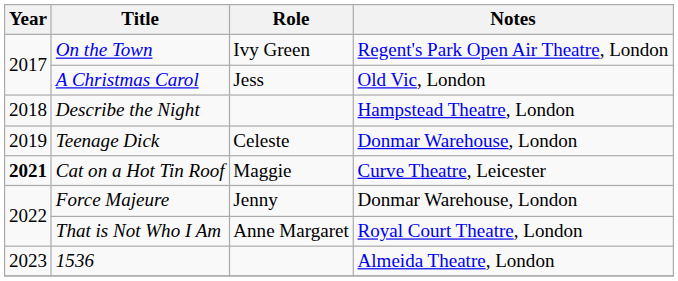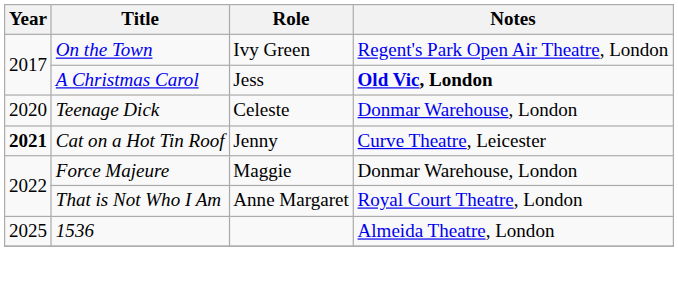(422, 79) normal -> (425, 79) bold
- row: (128, 110)
(28, 140) 2019 -> (28, 110) 2020
(262, 170) Maggie -> (256, 140) Jenny
(256, 200) Jenny -> (262, 170) Maggie
(28, 261) 2023 -> (28, 230) 2025
